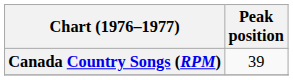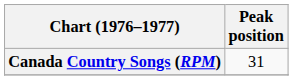(256, 61) 39 -> (256, 61) 31
